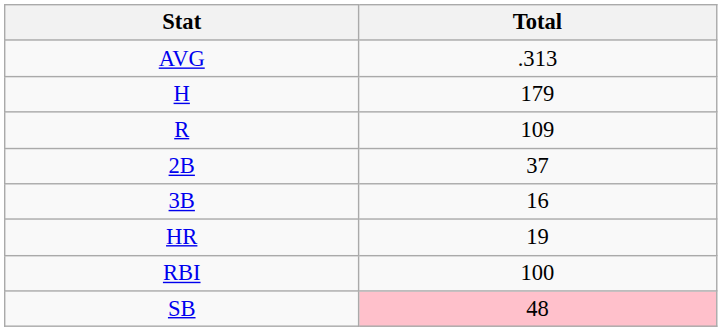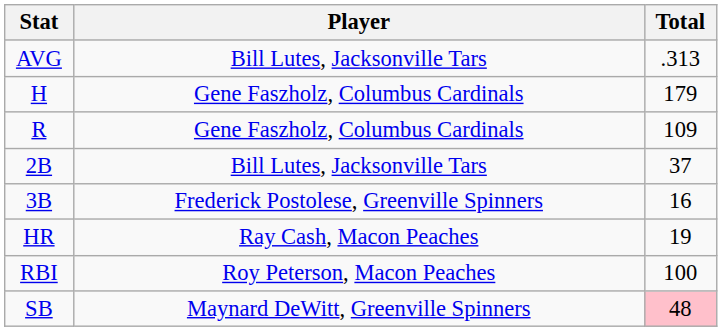+ column: (359, 22)
